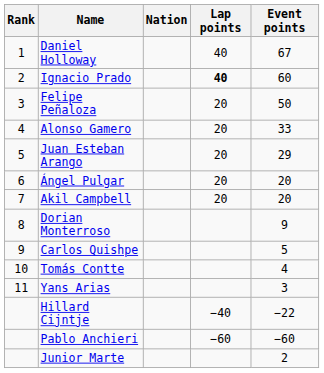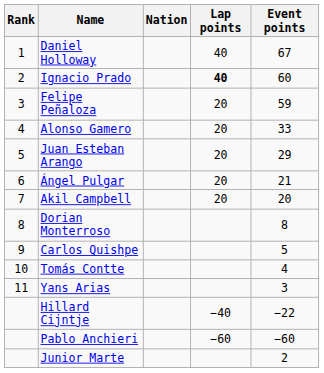(285, 104) 50 -> (285, 104) 59
(285, 180) 20 -> (285, 180) 21
(285, 225) 9 -> (285, 225) 8
